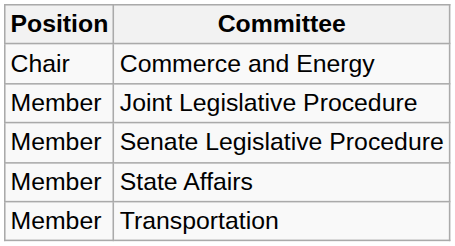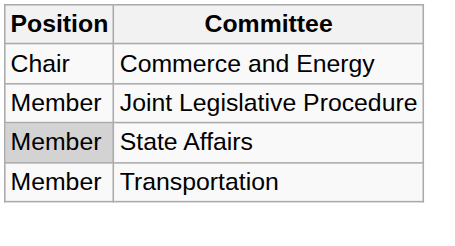- row: (282, 142)
(56, 181) no background -> (56, 142) lightgrey background
